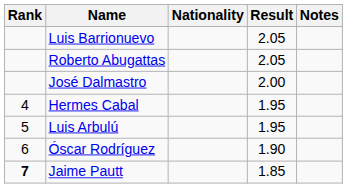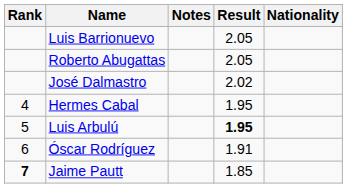columns swapped: (208, 15) <-> (319, 15)
(272, 82) 2.00 -> (239, 82) 2.02
(272, 127) normal -> (239, 127) bold
(272, 149) 1.90 -> (239, 149) 1.91
